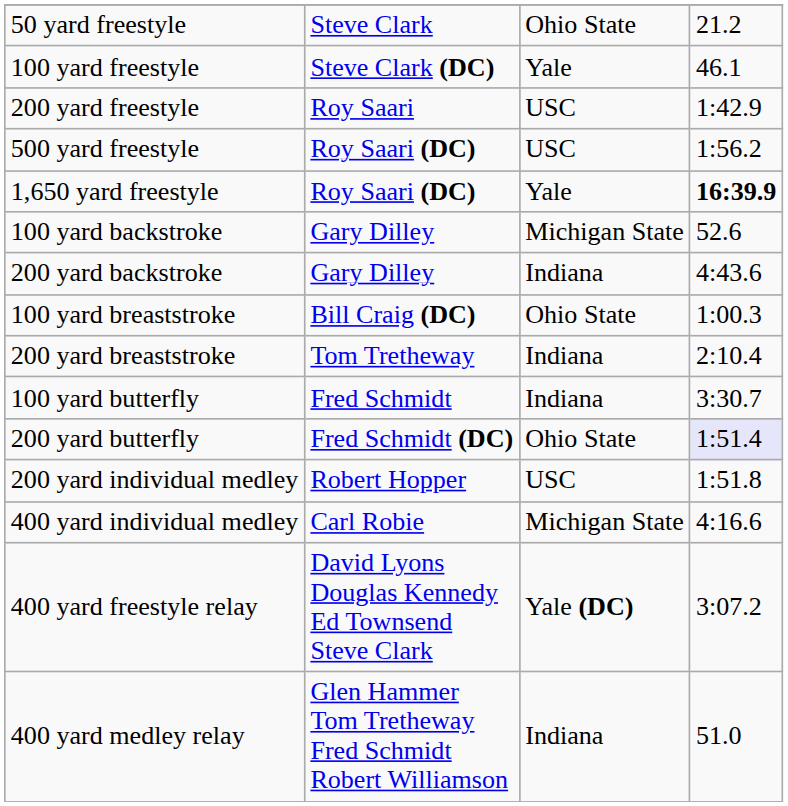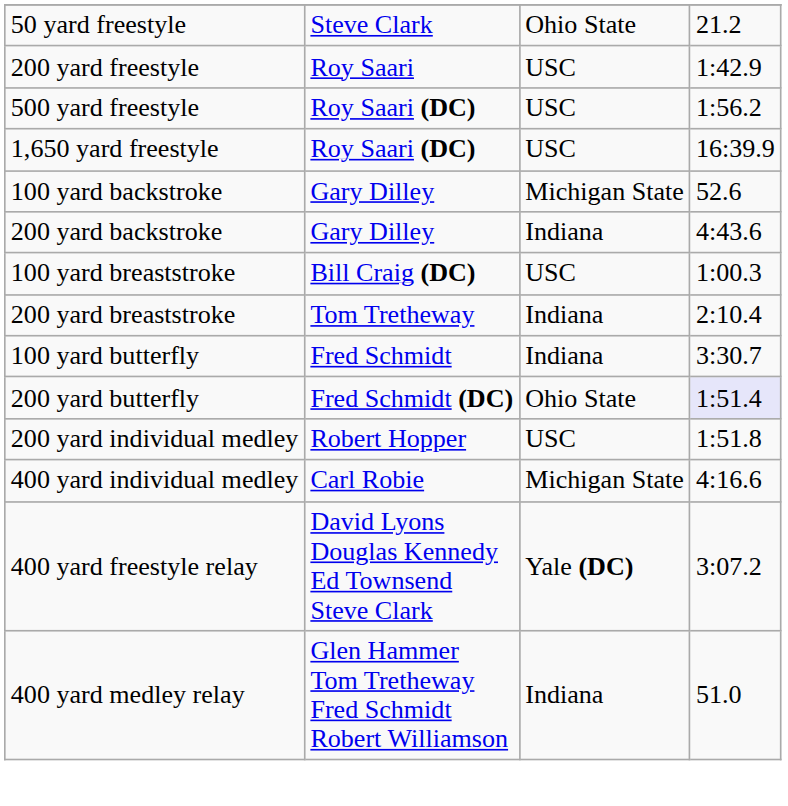- row: (105, 66)
(549, 190) Yale -> (551, 149) USC
(736, 190) bold -> (735, 149) normal
(581, 314) Ohio State -> (551, 273) USC
